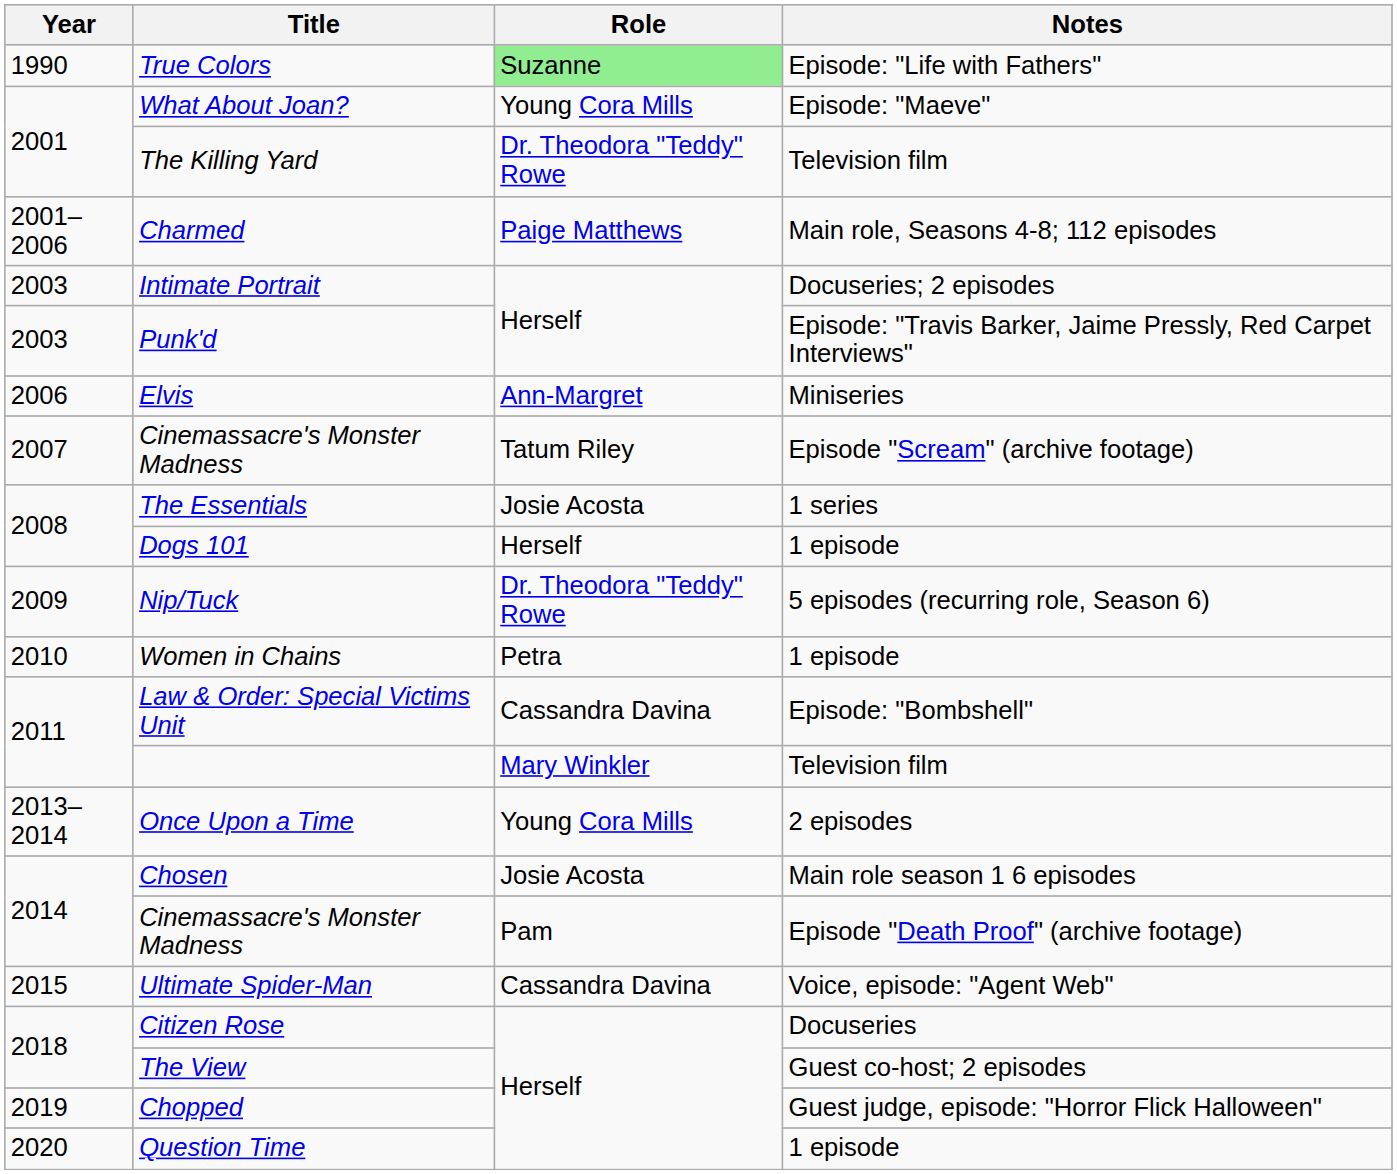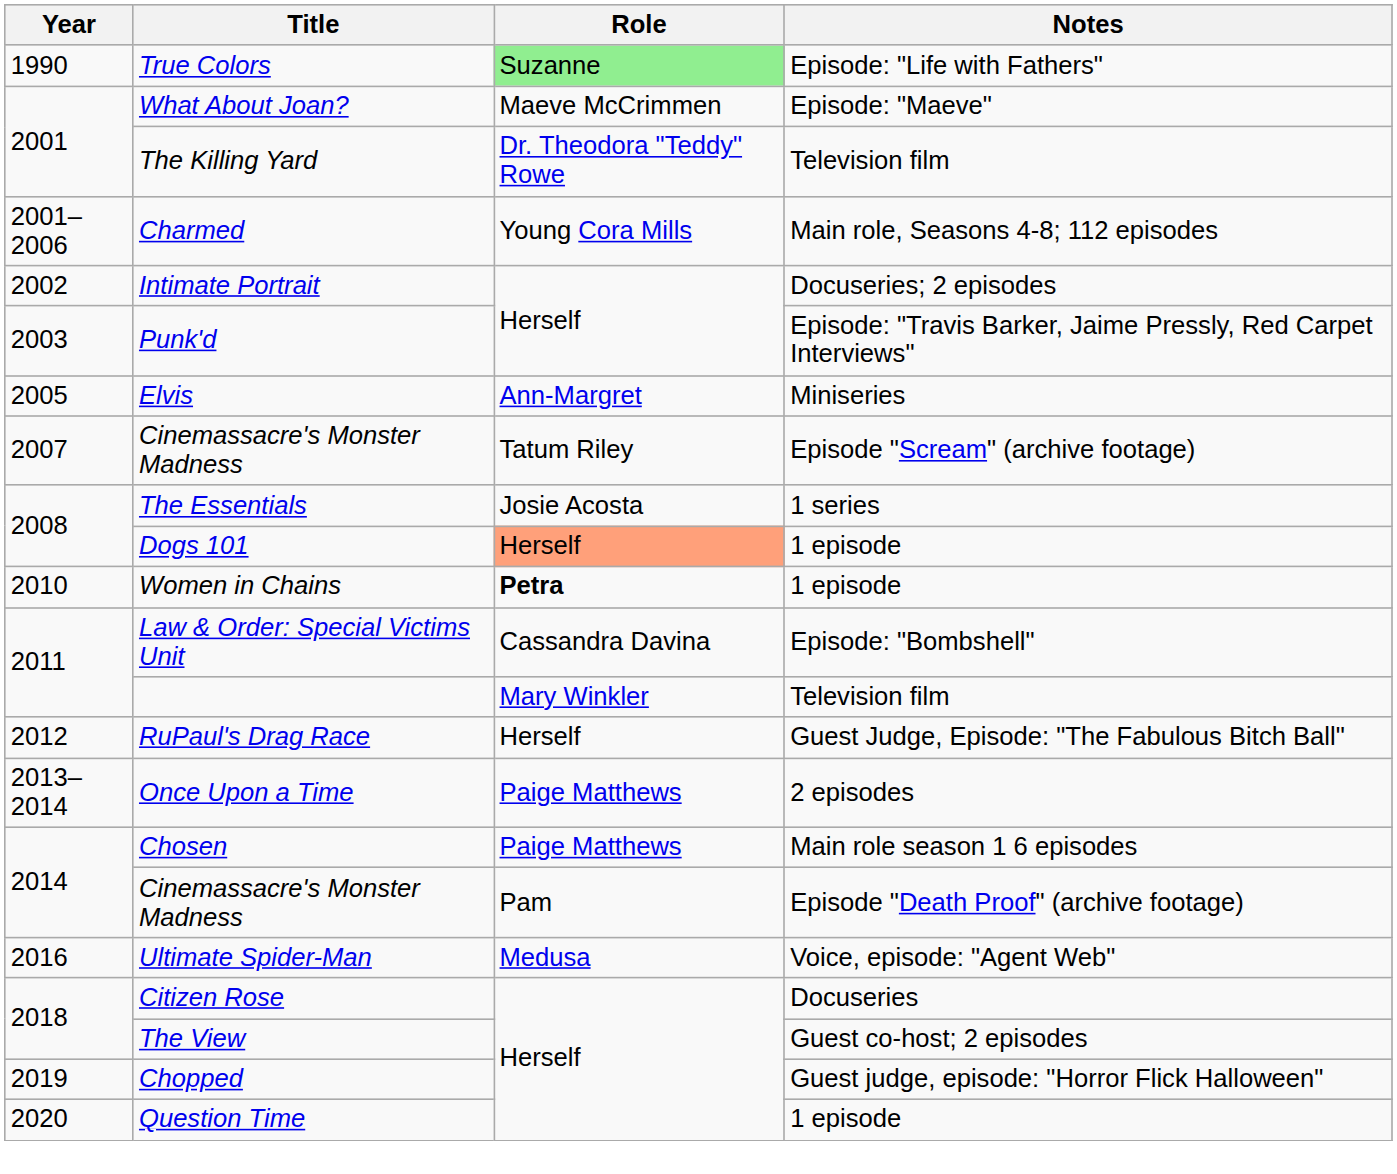(597, 106) Young Cora Mills -> (610, 106) Maeve McCrimmen
(591, 230) Paige Matthews -> (596, 230) Young Cora Mills
(39, 285) 2003 -> (39, 285) 2002
(39, 395) 2006 -> (39, 395) 2005
(541, 546) no background -> (540, 546) lightsalmon background
- row: (189, 601)
(531, 656) normal -> (532, 586) bold
+ row: (255, 737)
(597, 821) Young Cora Mills -> (591, 792) Paige Matthews
(572, 876) Josie Acosta -> (591, 847) Paige Matthews
(39, 986) 2015 -> (39, 957) 2016
(606, 986) Cassandra Davina -> (545, 957) Medusa
